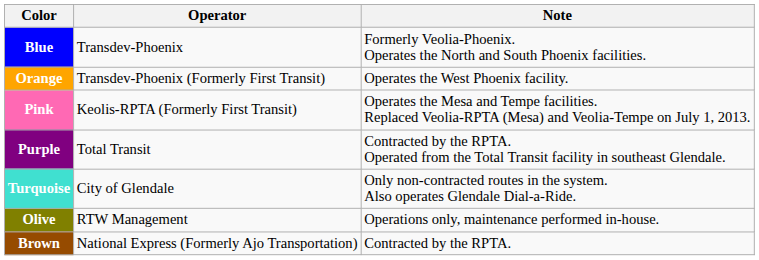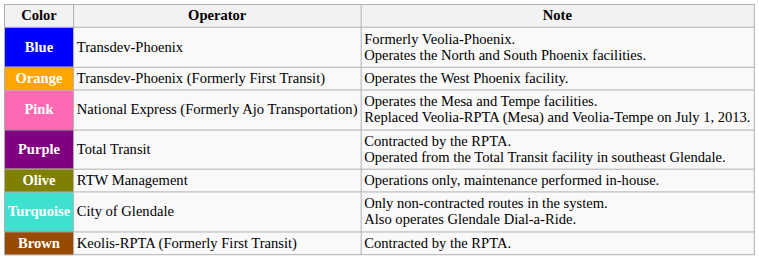(187, 109) Keolis-RPTA (Formerly First Transit) -> (217, 109) National Express (Formerly Ajo Transportation)
rows swapped: (39, 188) <-> (39, 220)
(217, 243) National Express (Formerly Ajo Transportation) -> (187, 243) Keolis-RPTA (Formerly First Transit)
